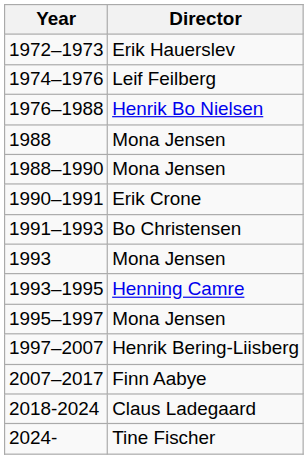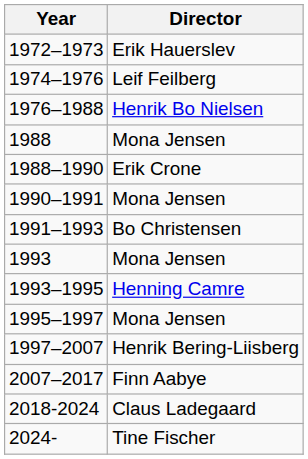(169, 169) Mona Jensen -> (157, 169) Erik Crone
(157, 199) Erik Crone -> (169, 199) Mona Jensen
